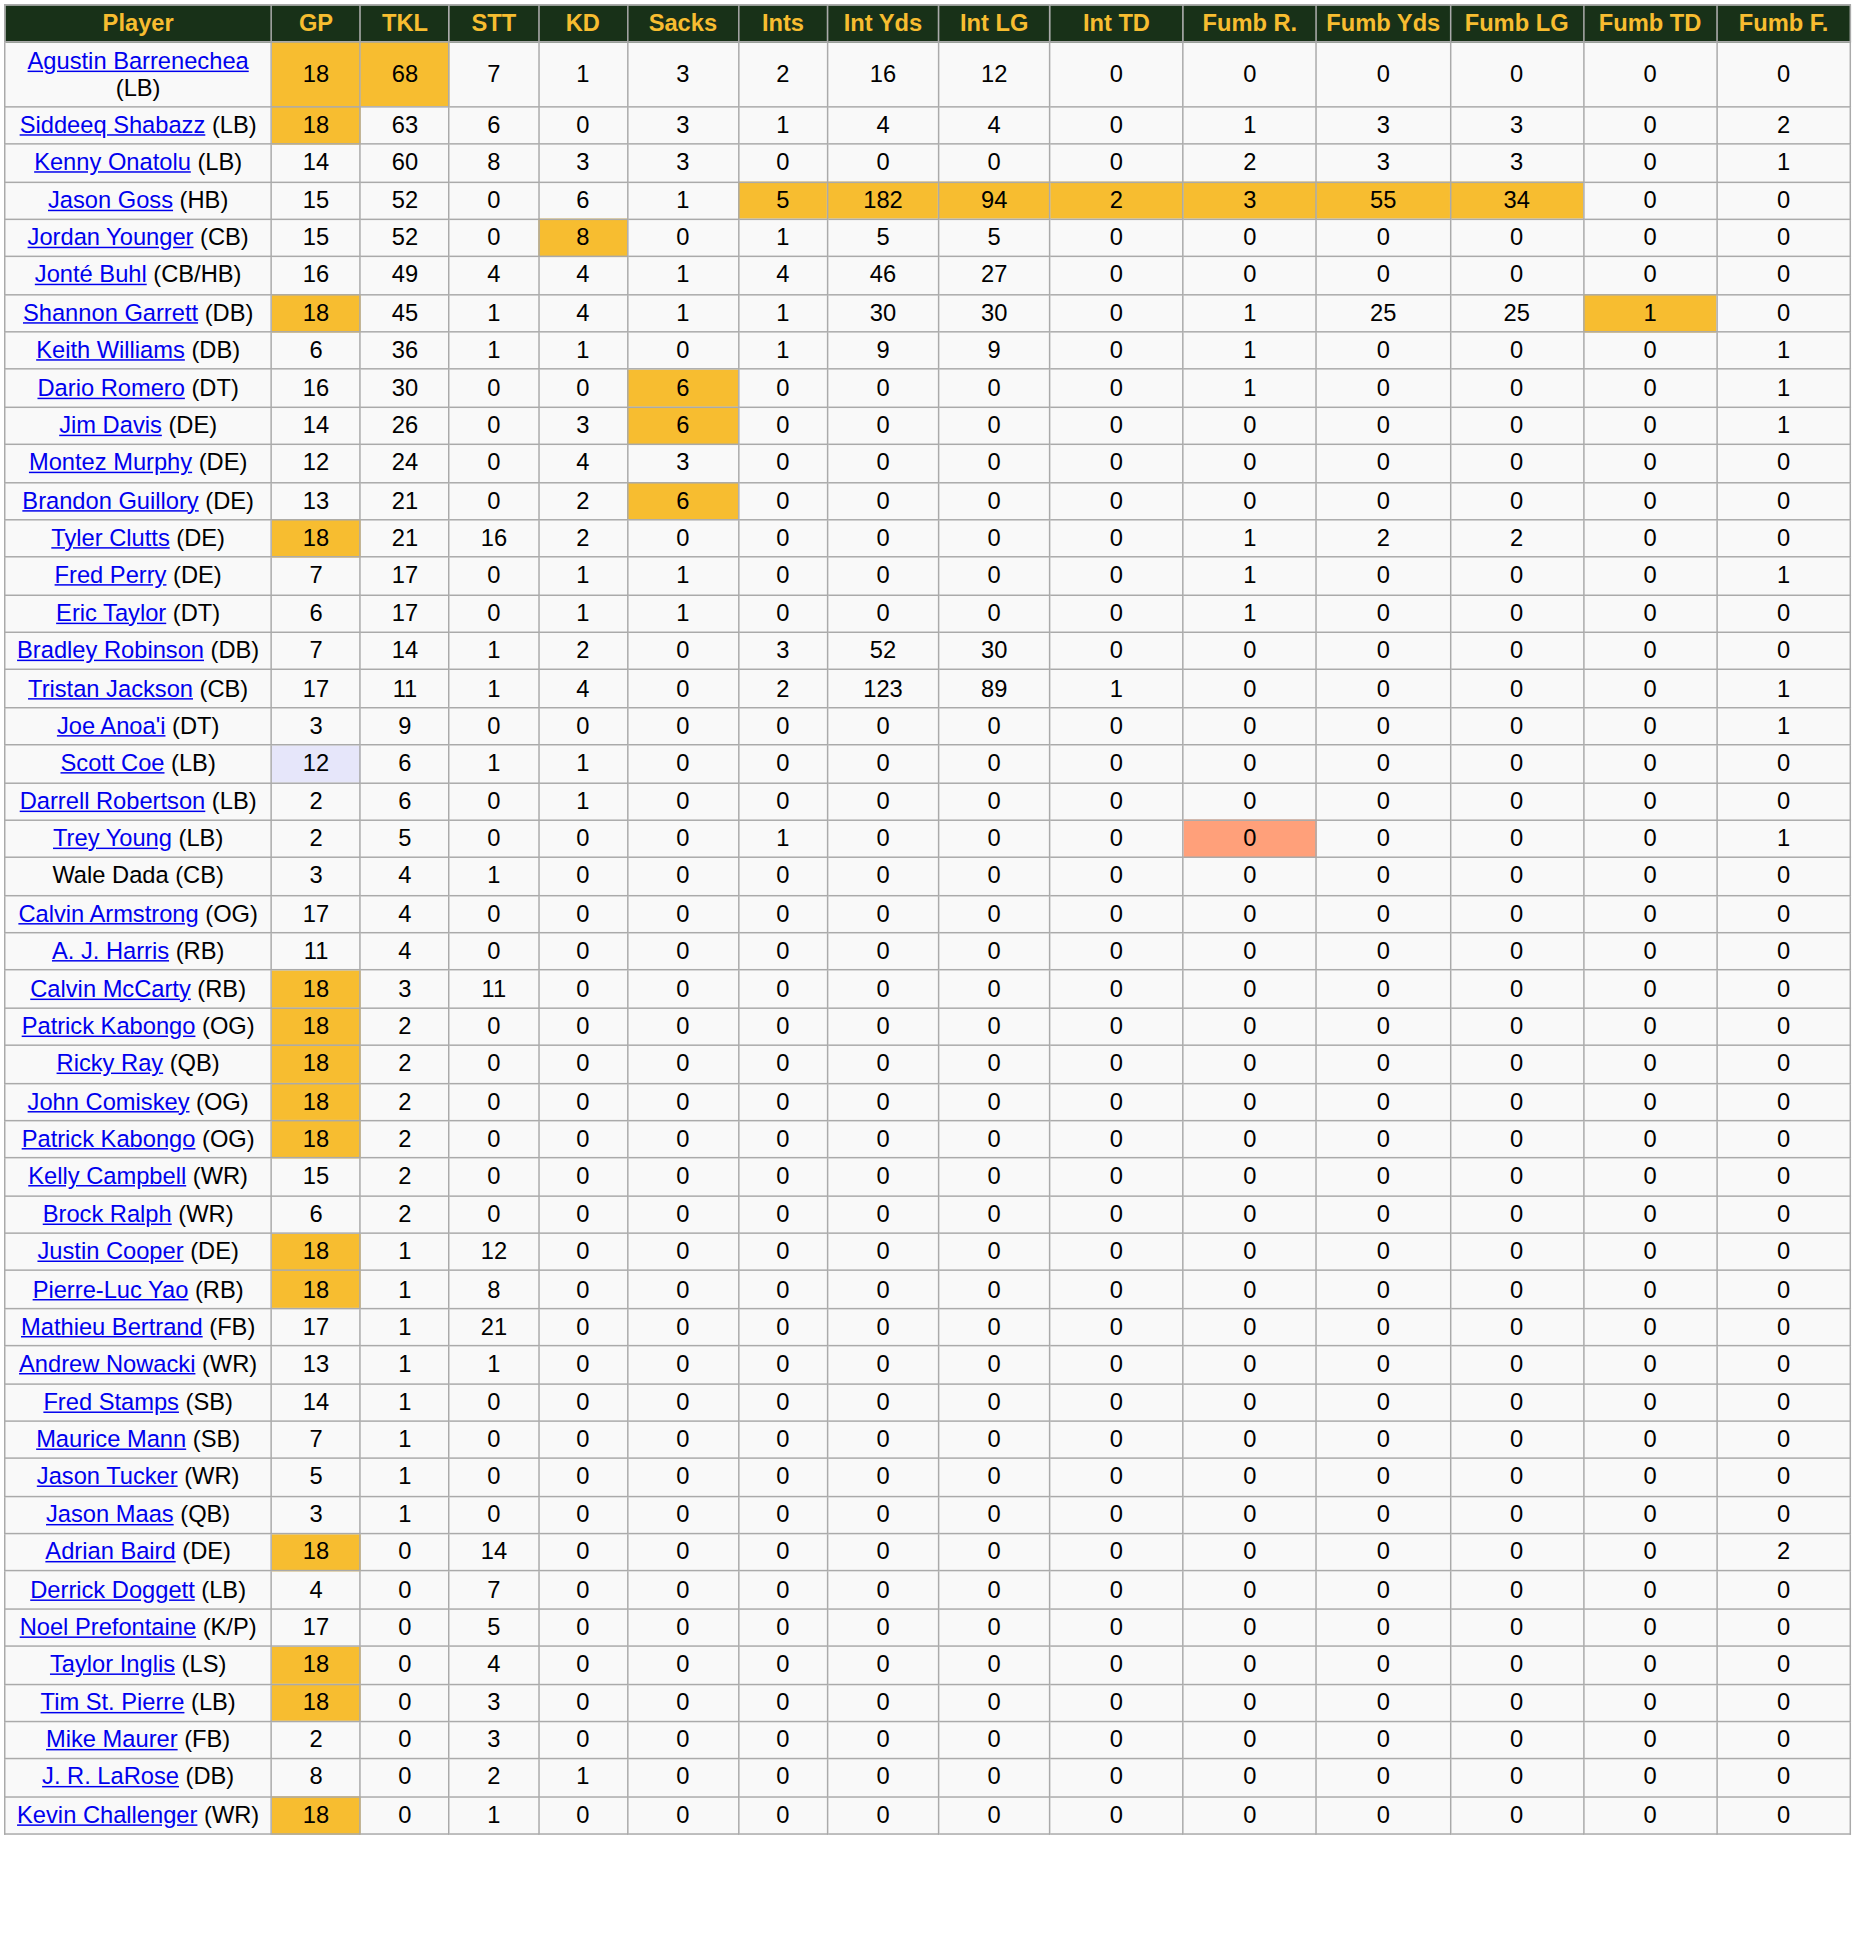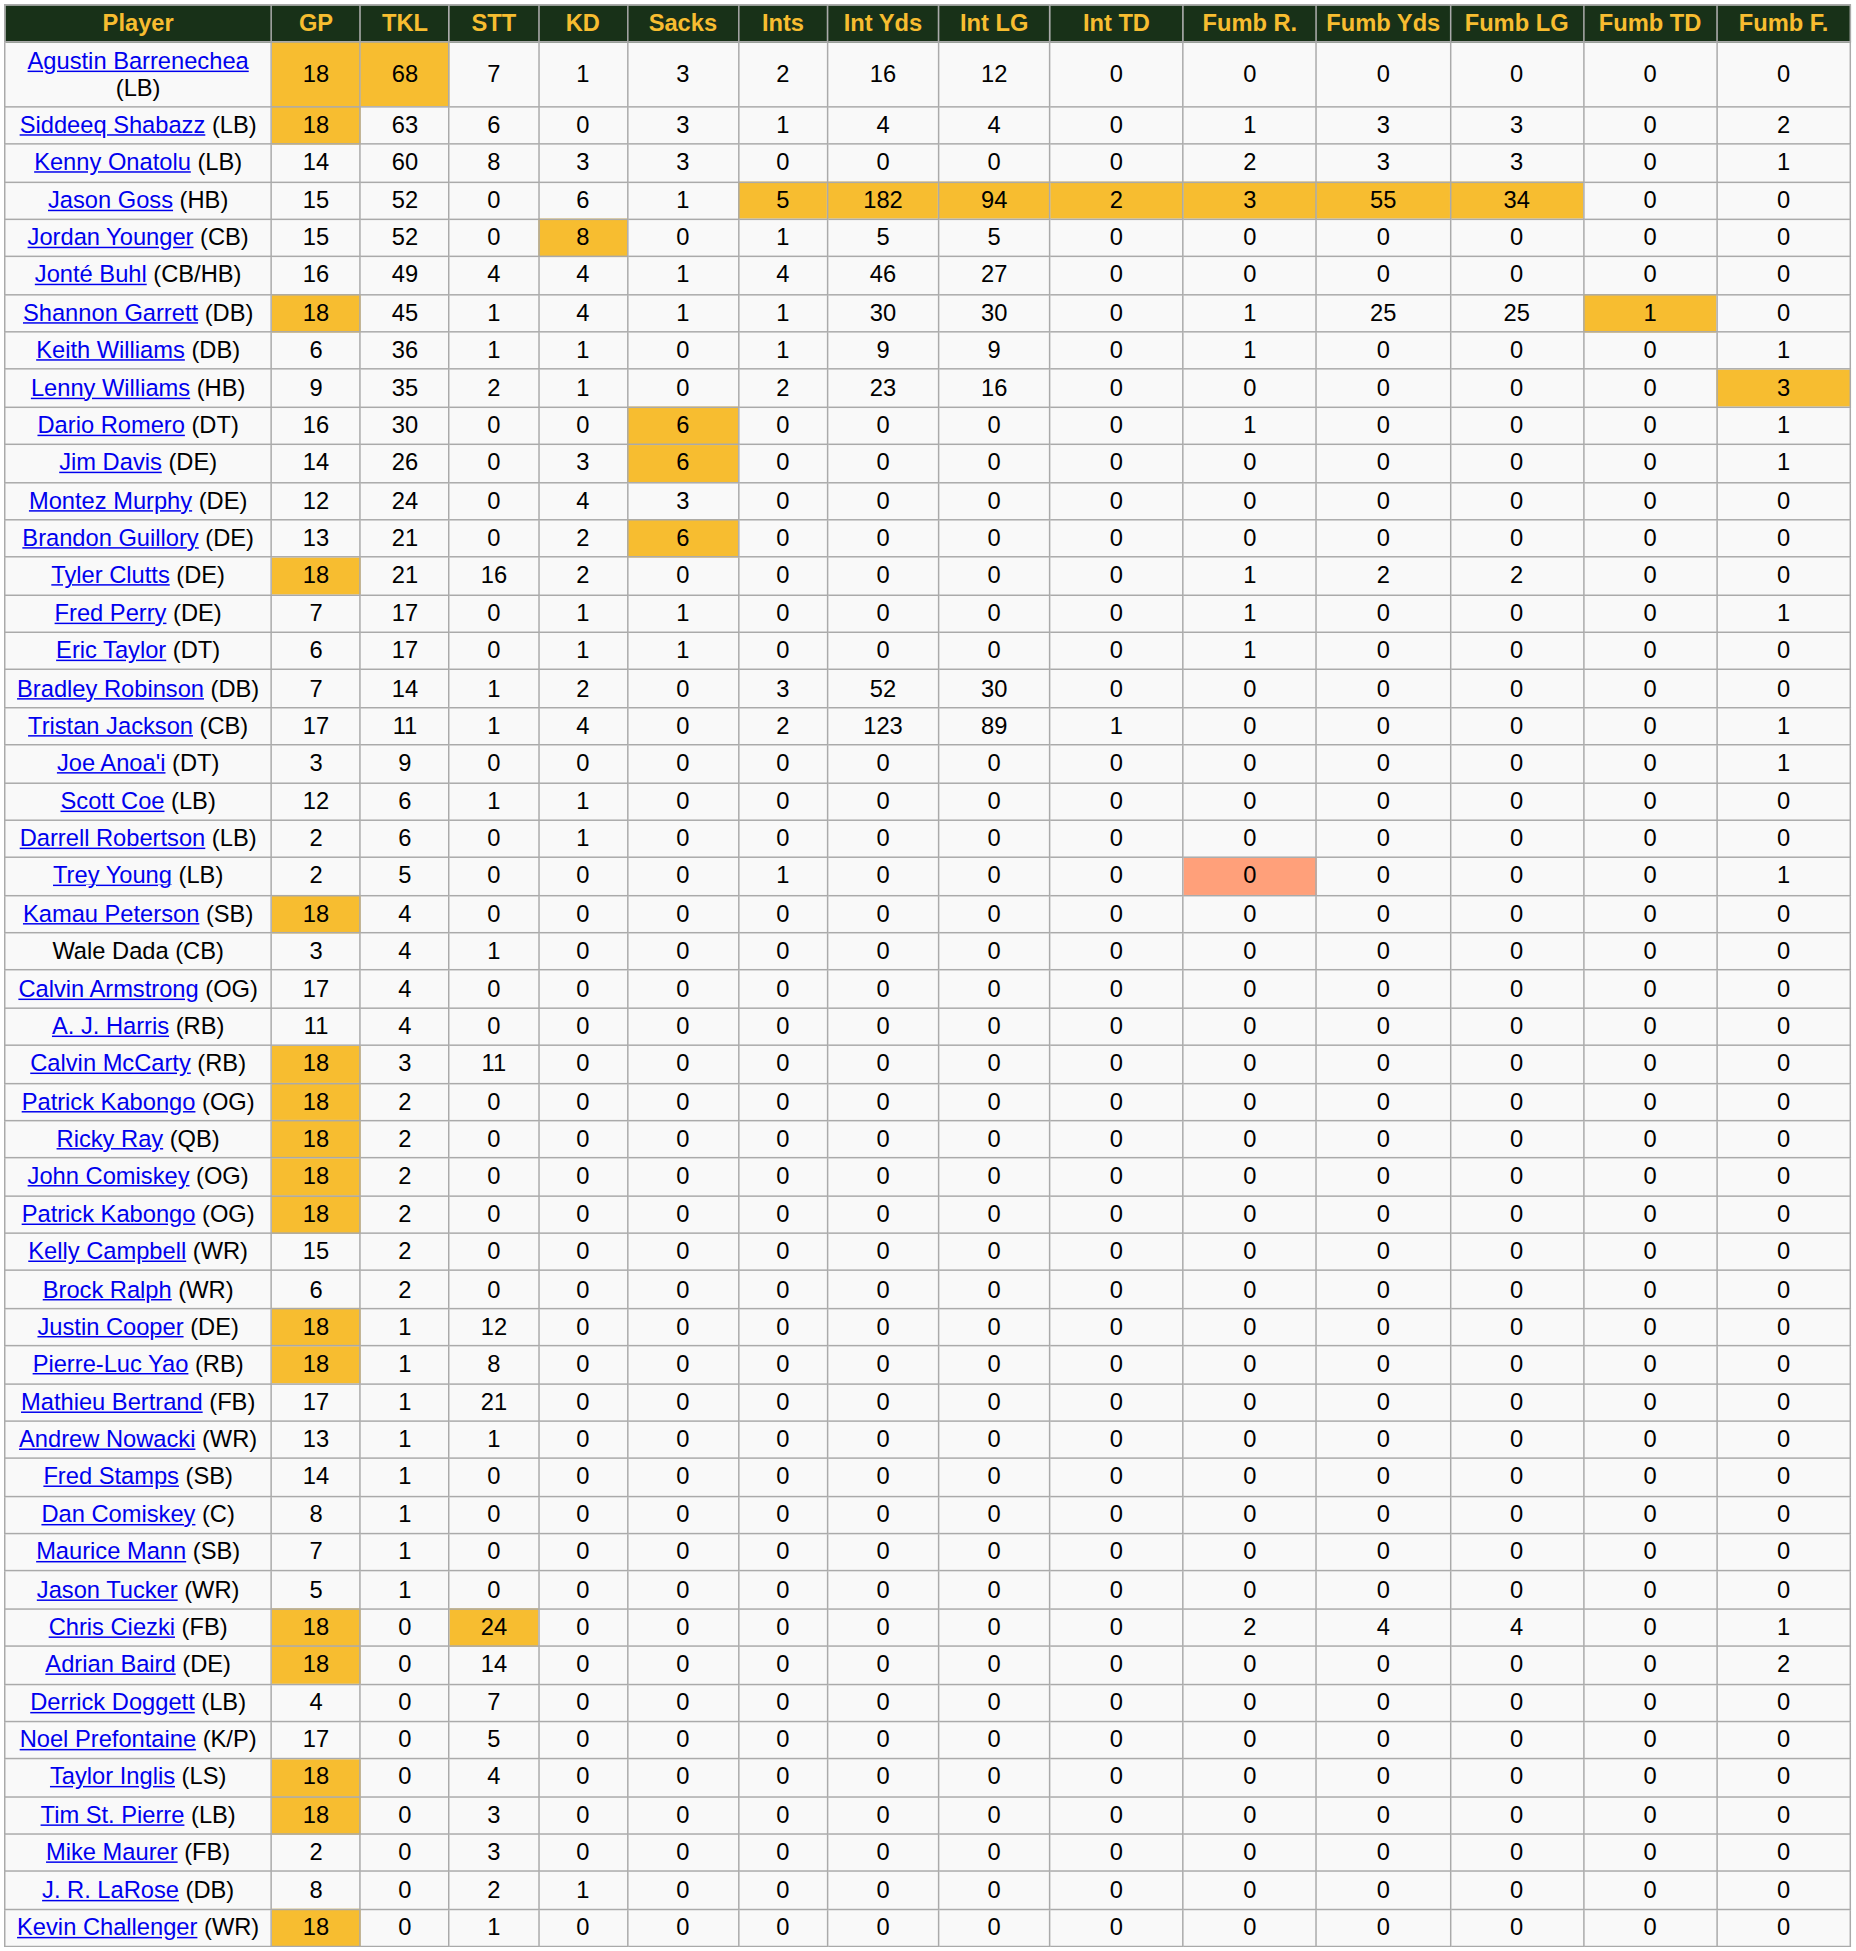+ row: (138, 387)
(316, 763) lavender background -> (316, 801) no background
+ row: (138, 913)
+ row: (138, 1514)
- row: (138, 1514)
+ row: (138, 1627)
